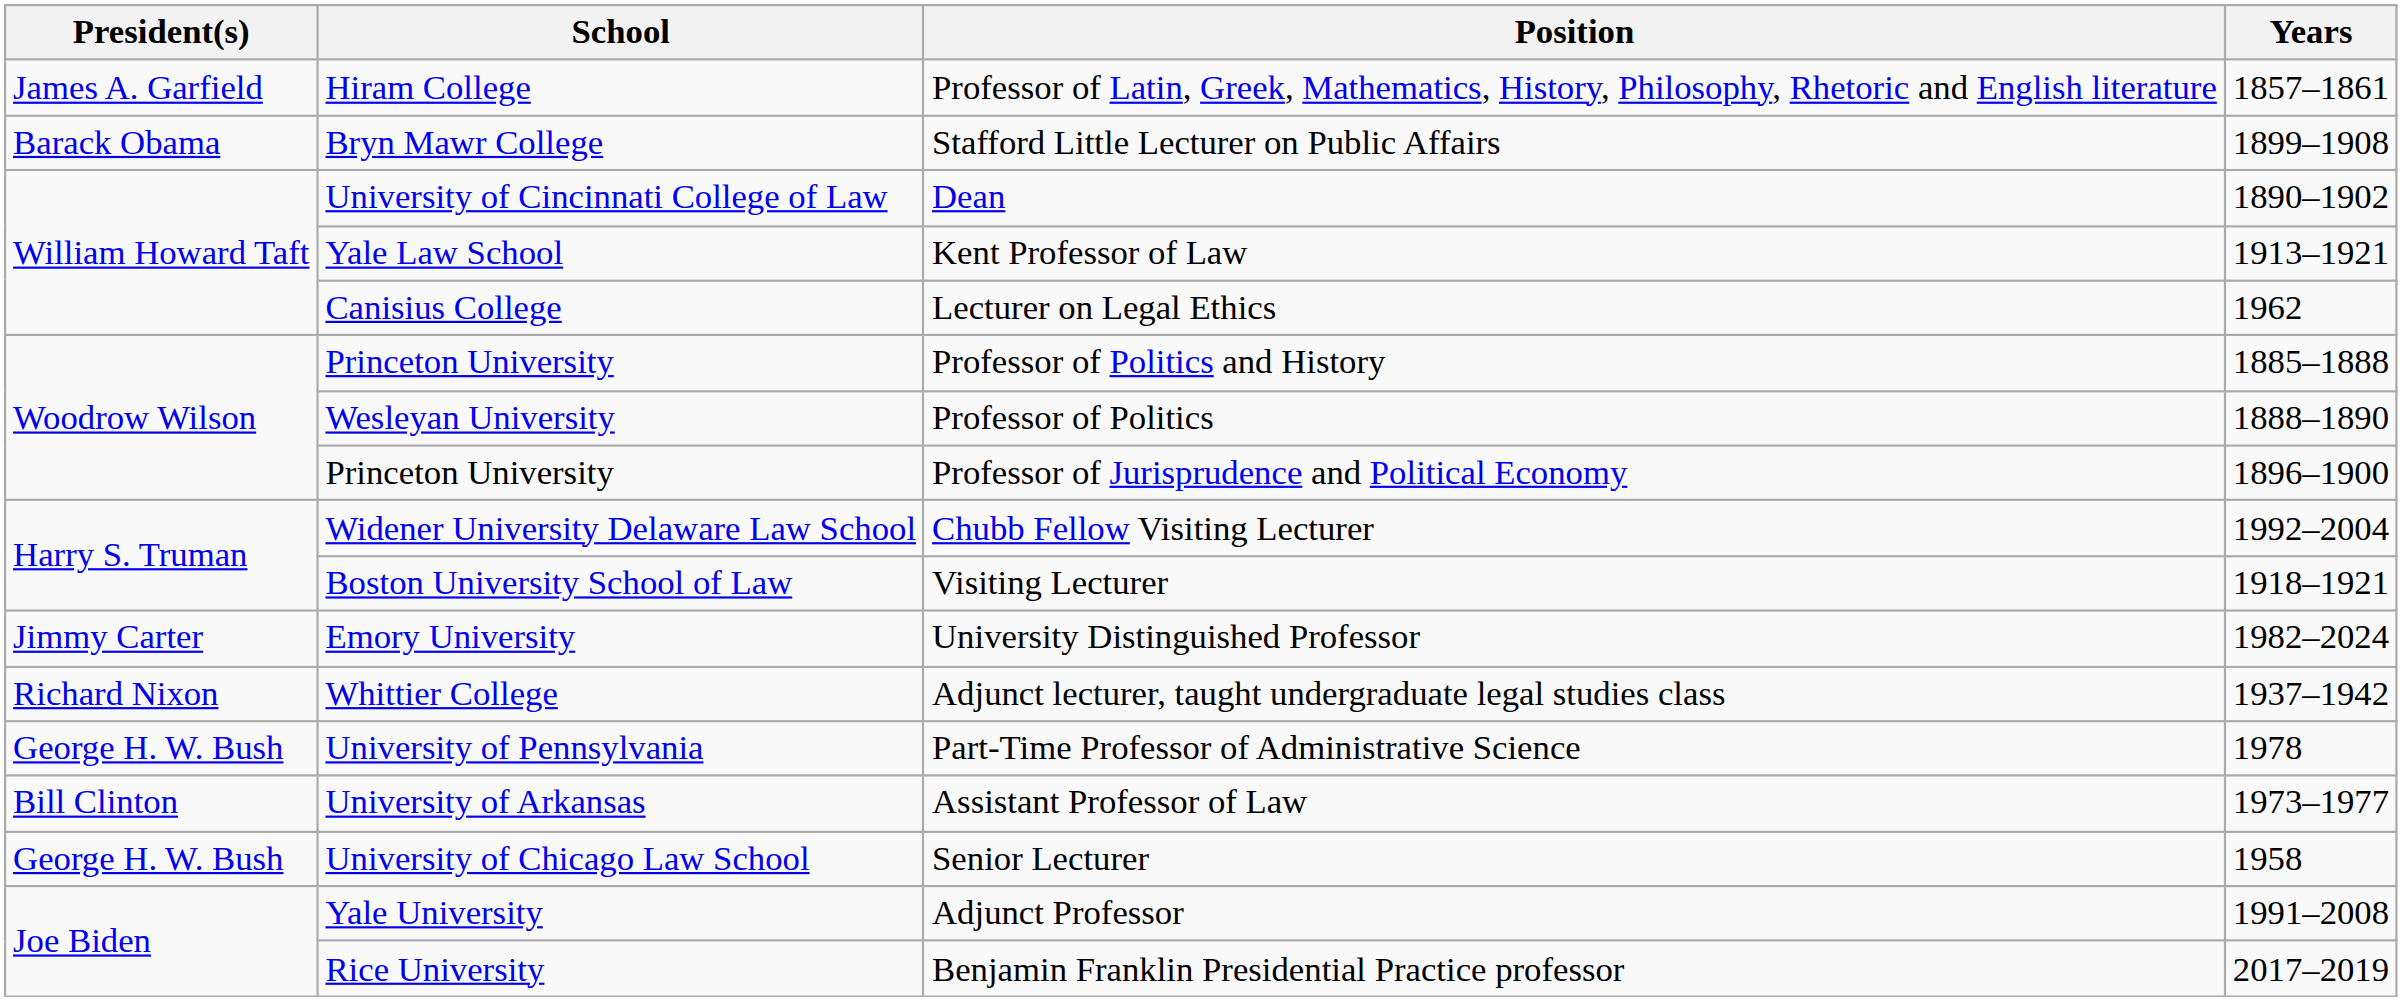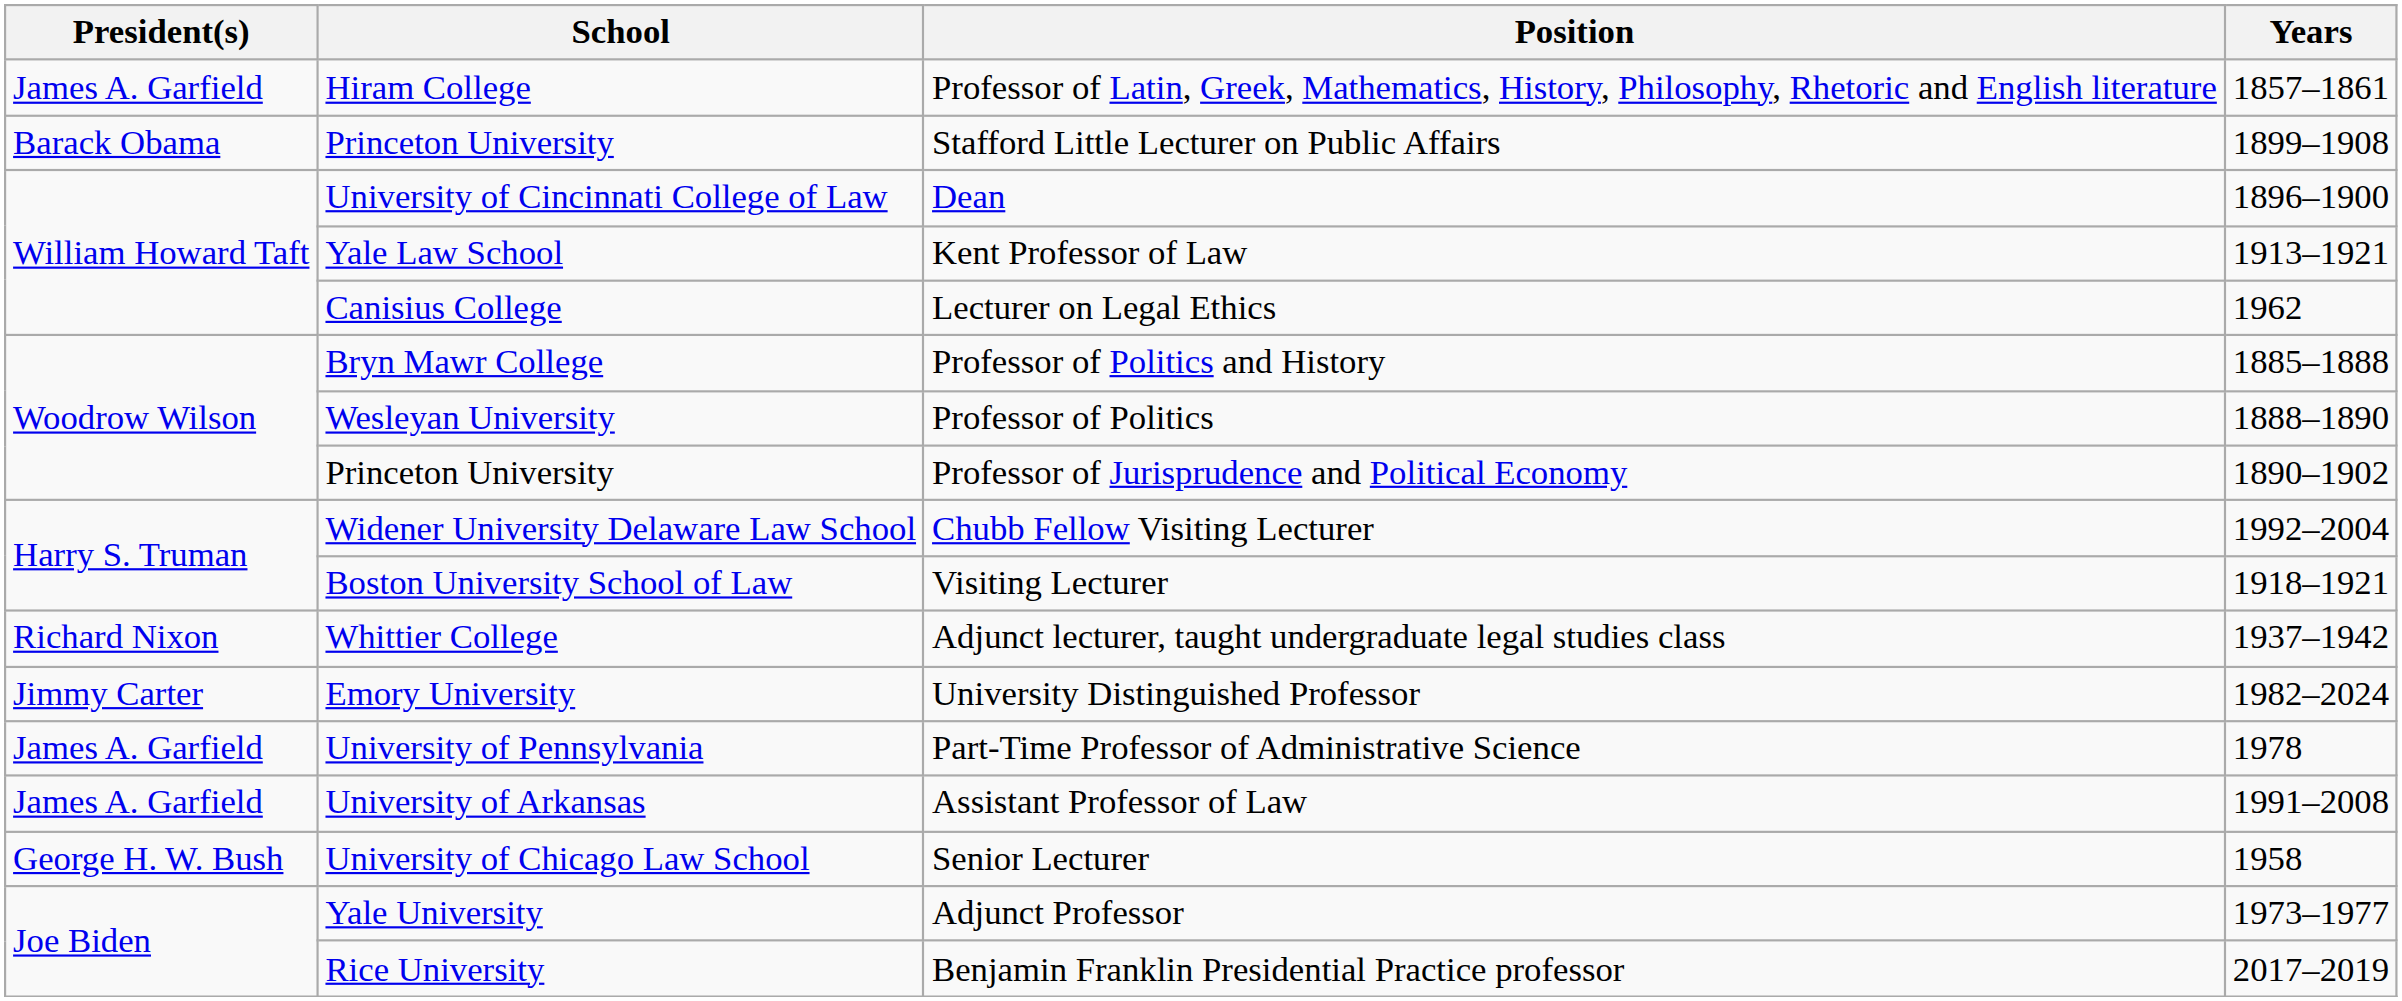(464, 142) Bryn Mawr College -> (470, 142) Princeton University
(2311, 197) 1890–1902 -> (2311, 197) 1896–1900
(470, 362) Princeton University -> (464, 362) Bryn Mawr College
(2311, 472) 1896–1900 -> (2311, 472) 1890–1902
rows swapped: (1329, 692) <-> (1176, 637)
(148, 747) George H. W. Bush -> (138, 747) James A. Garfield
(96, 802) Bill Clinton -> (138, 802) James A. Garfield
(2311, 802) 1973–1977 -> (2311, 802) 1991–2008
(2311, 913) 1991–2008 -> (2311, 913) 1973–1977
